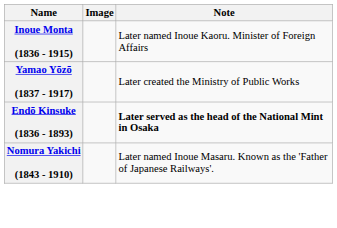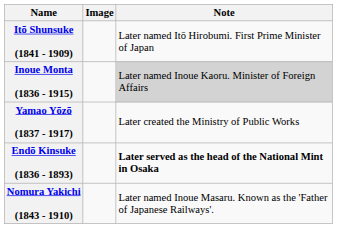+ row: (44, 41)
(217, 41) no background -> (217, 82) lightgrey background
